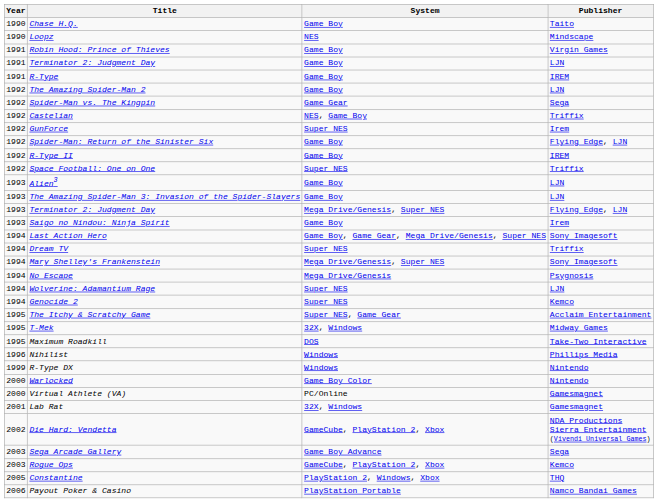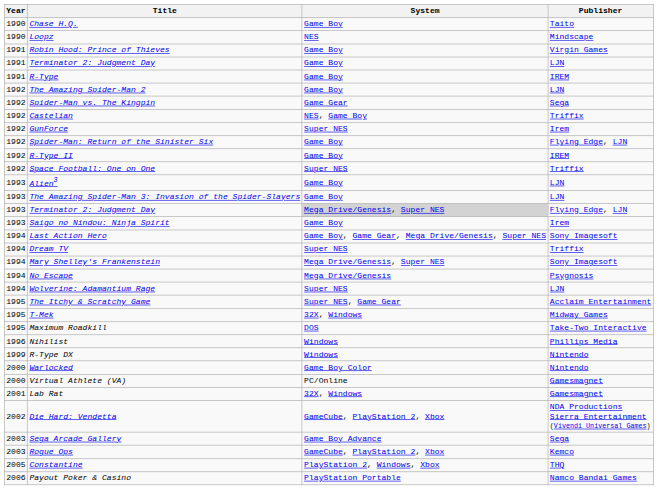(374, 210) no background -> (374, 210) lightgrey background
- row: (54, 302)
